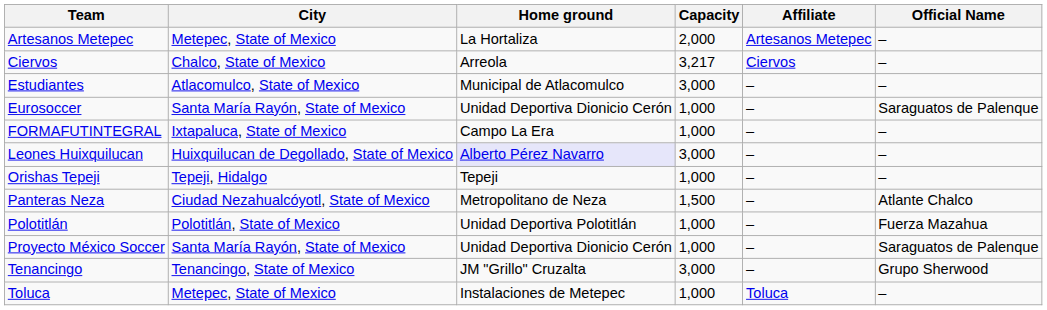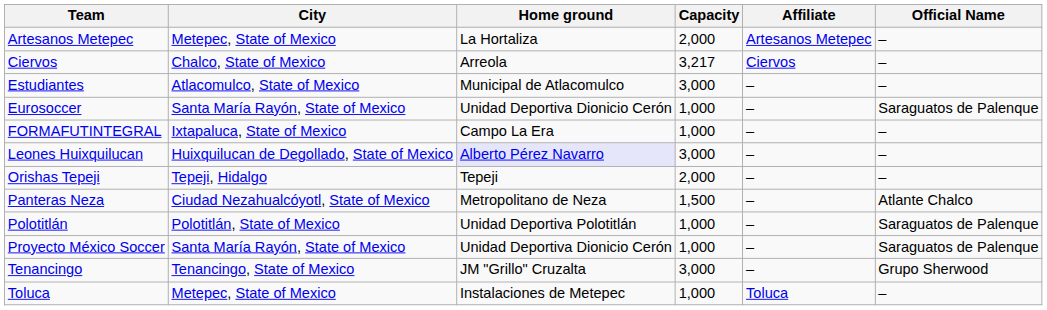(697, 177) 1,000 -> (697, 177) 2,000
(933, 223) Fuerza Mazahua -> (958, 223) Saraguatos de Palenque
